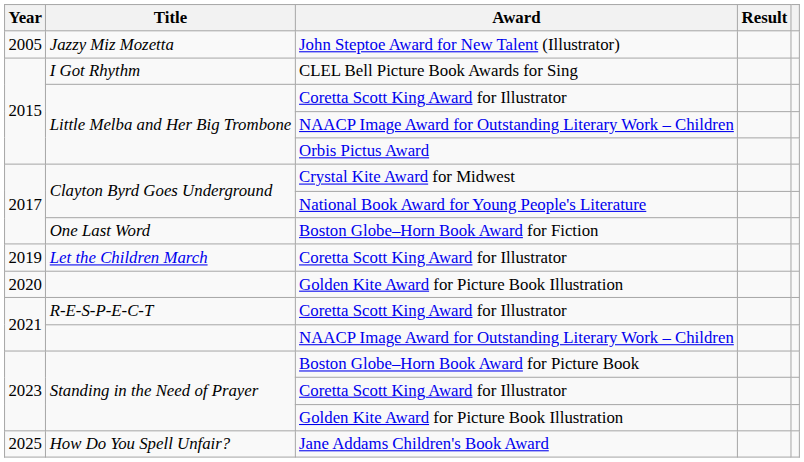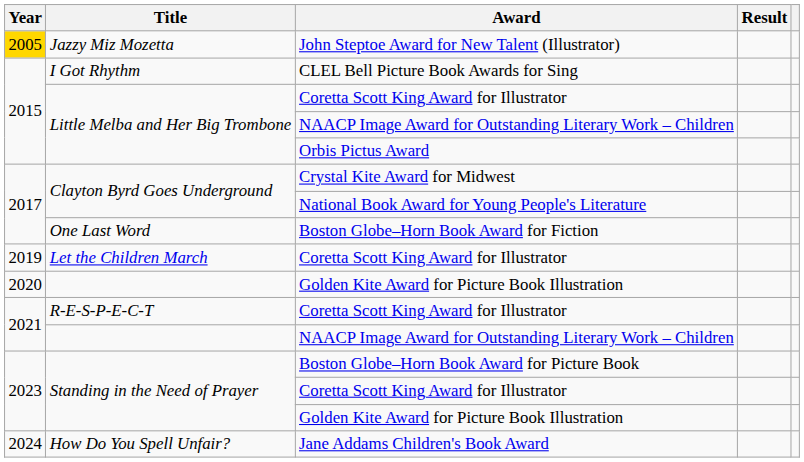(25, 44) no background -> (25, 44) gold background
(25, 444) 2025 -> (25, 444) 2024
